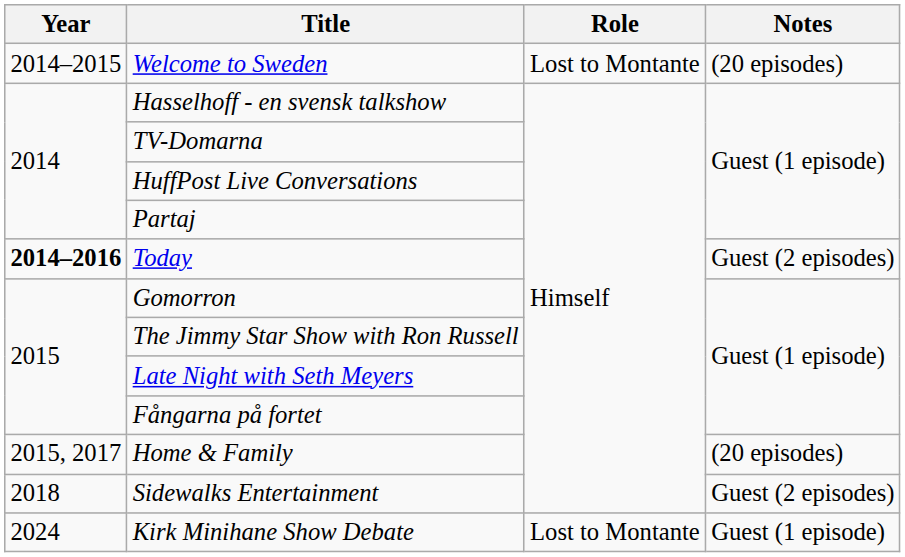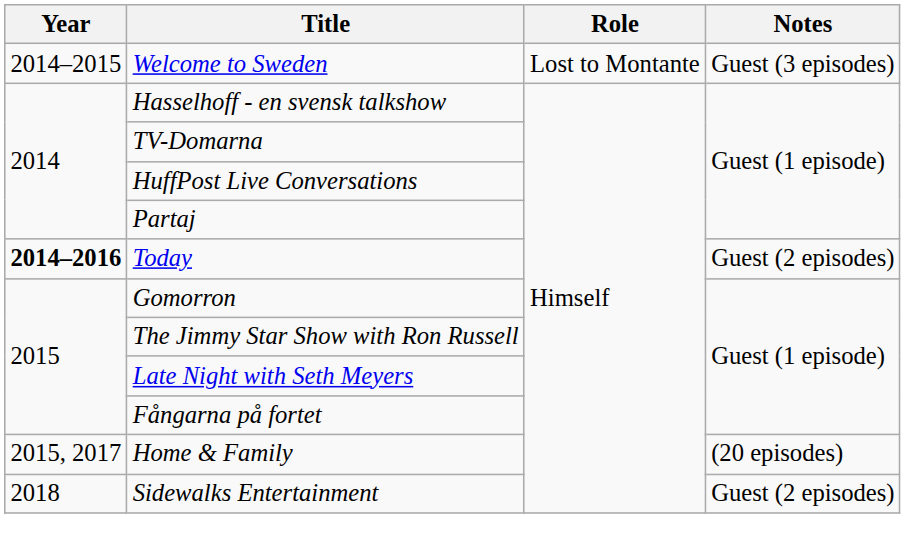(777, 63) (20 episodes) -> (803, 63) Guest (3 episodes)
- row: (273, 532)
